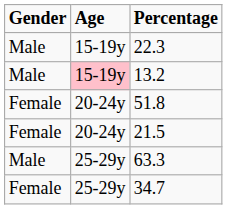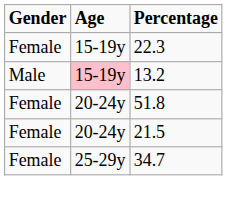(27, 47) Male -> (35, 47) Female
- row: (149, 160)
